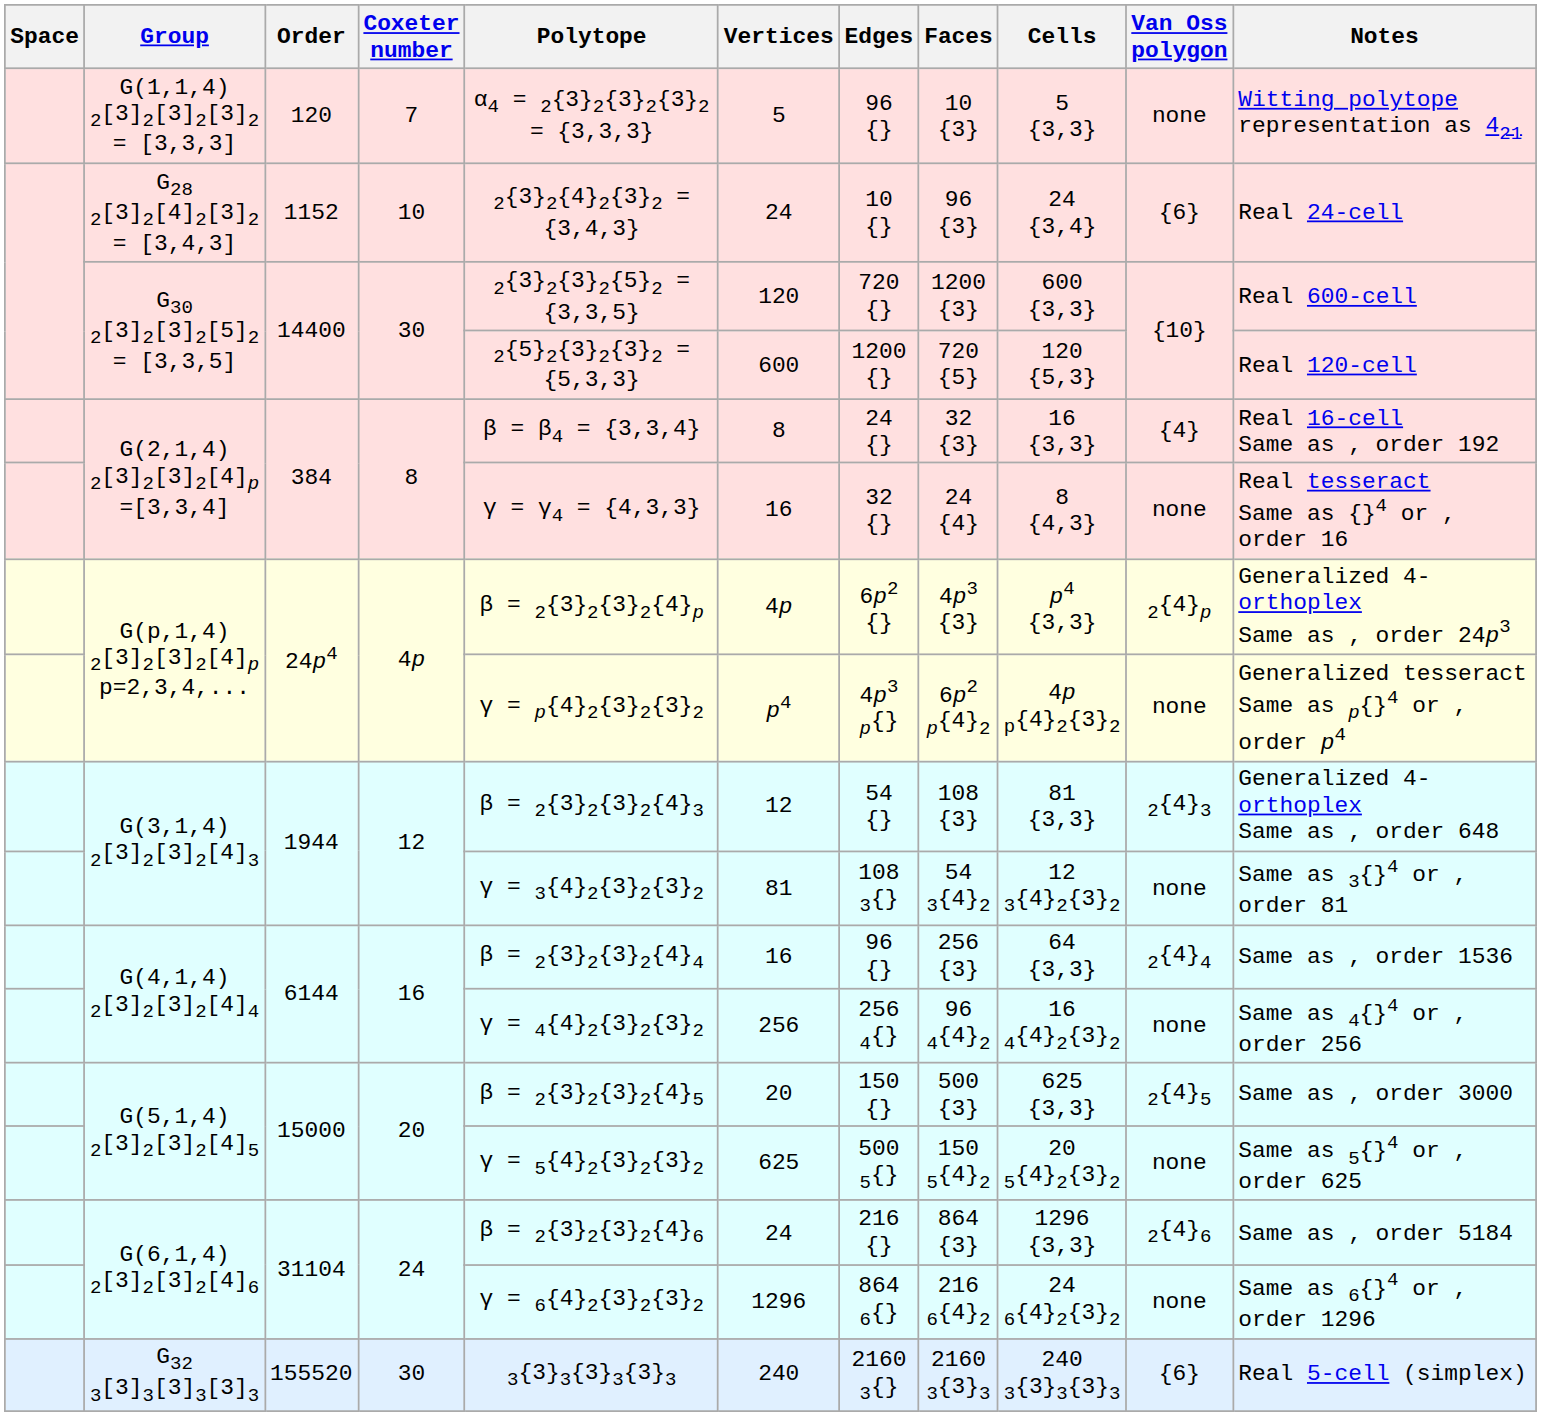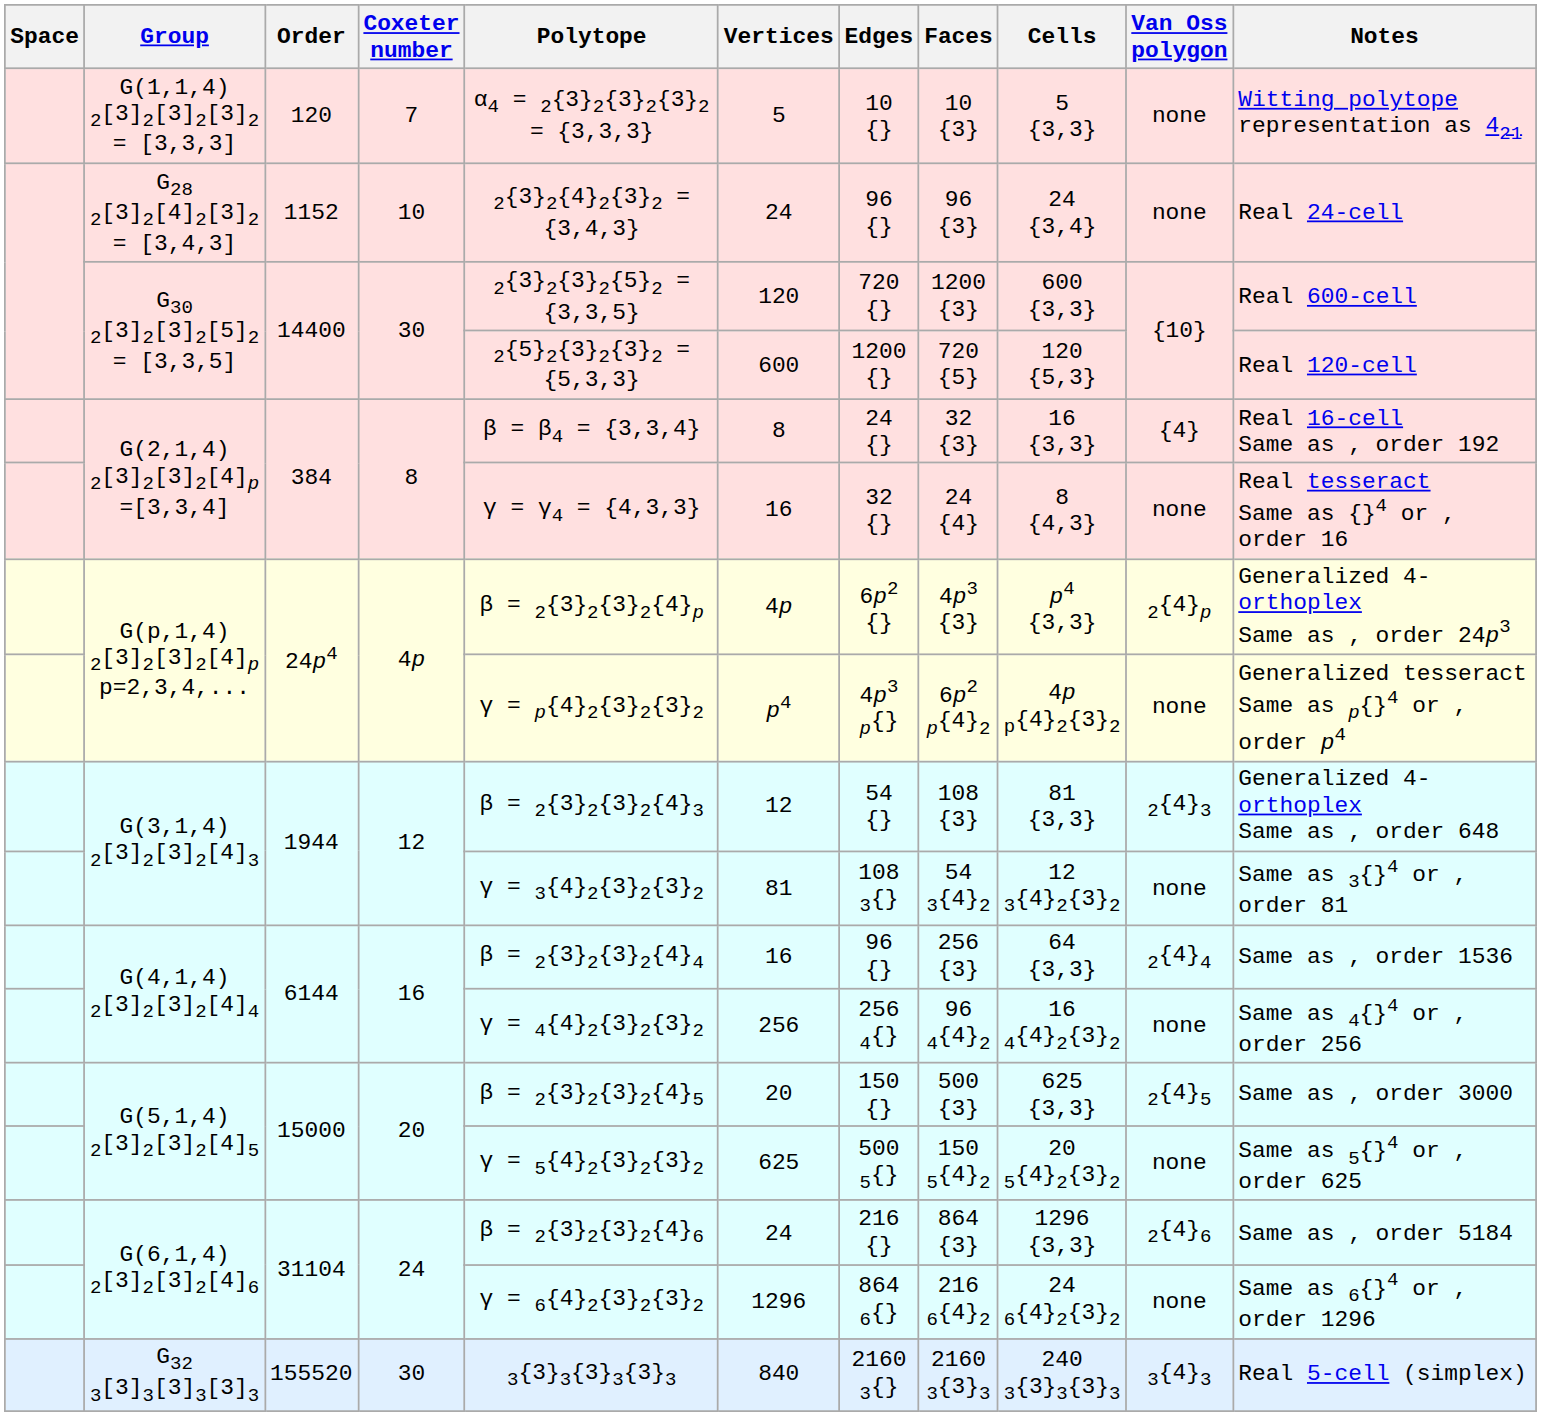(879, 116) 96 {} -> (879, 116) 10 {}
(879, 213) 10 {} -> (879, 213) 96 {}
(1179, 213) {6} -> (1179, 213) none
(779, 1375) 240 -> (779, 1375) 840
(1179, 1375) {6} -> (1179, 1375) 3{4}3
